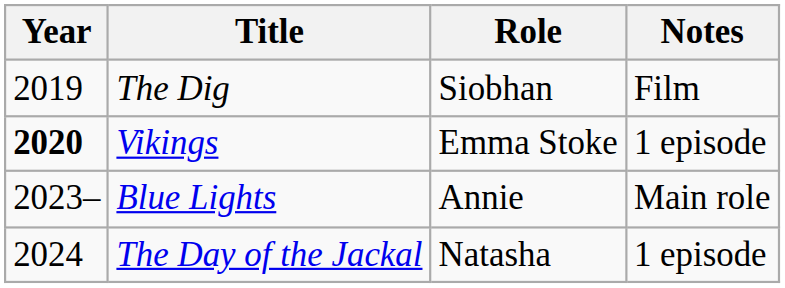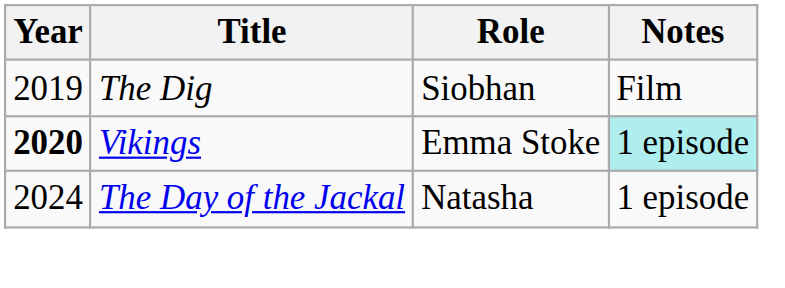(700, 142) no background -> (683, 142) paleturquoise background
- row: (196, 198)
